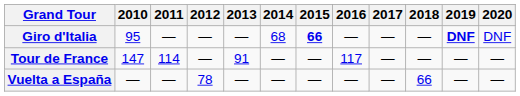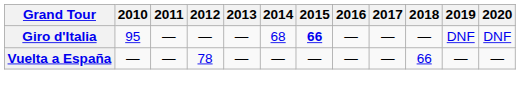(461, 36) bold -> (461, 36) normal
- row: (59, 58)
